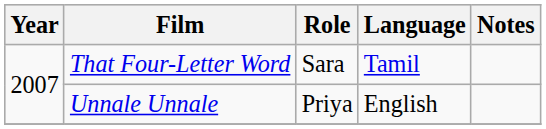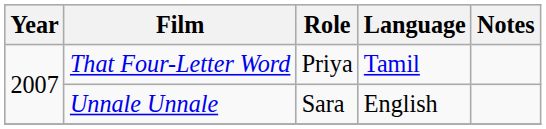(323, 64) Sara -> (327, 64) Priya
(327, 104) Priya -> (323, 104) Sara
